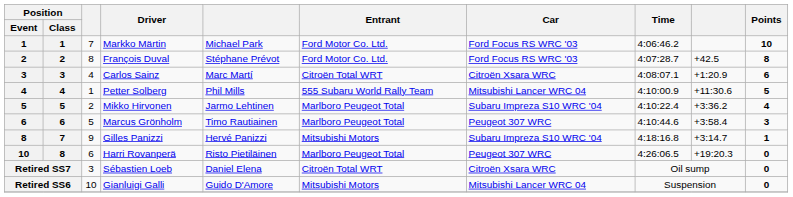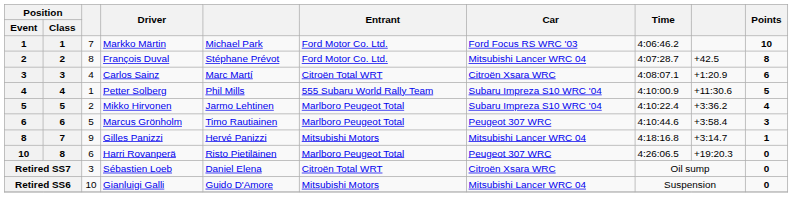(523, 59) Ford Focus RS WRC '03 -> (527, 59) Mitsubishi Lancer WRC 04
(527, 90) Mitsubishi Lancer WRC 04 -> (535, 90) Subaru Impreza S10 WRC '04
(535, 137) Subaru Impreza S10 WRC '04 -> (527, 137) Mitsubishi Lancer WRC 04
